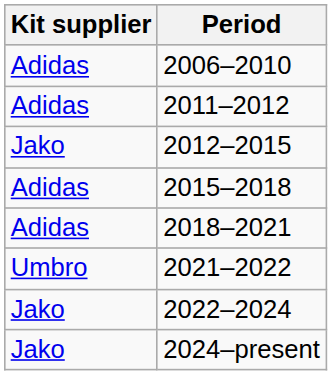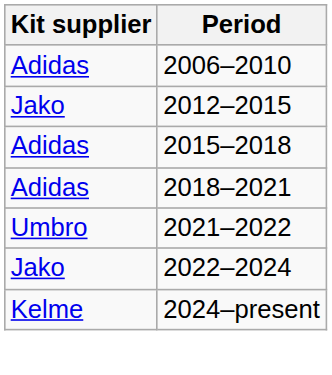- row: (226, 106)
(38, 349) Jako -> (47, 308) Kelme
